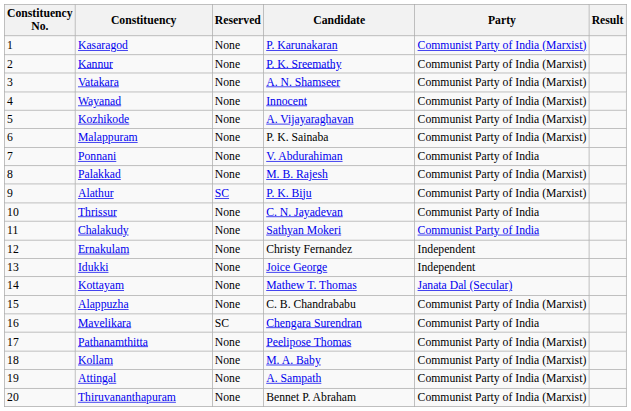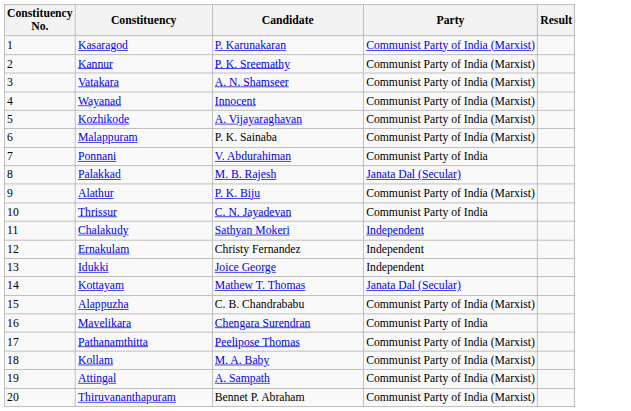- column: (238, 20)
(502, 175) Communist Party of India (Marxist) -> (413, 175) Janata Dal (Secular)
(478, 230) Communist Party of India -> (395, 230) Independent
